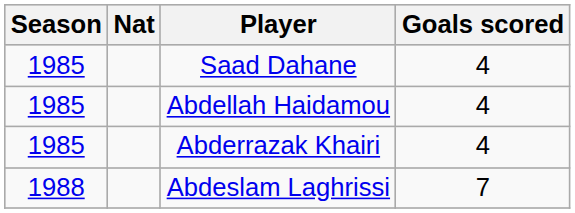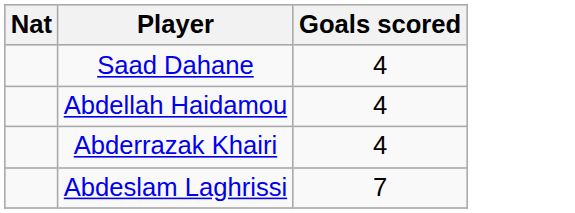- column: (56, 24)
